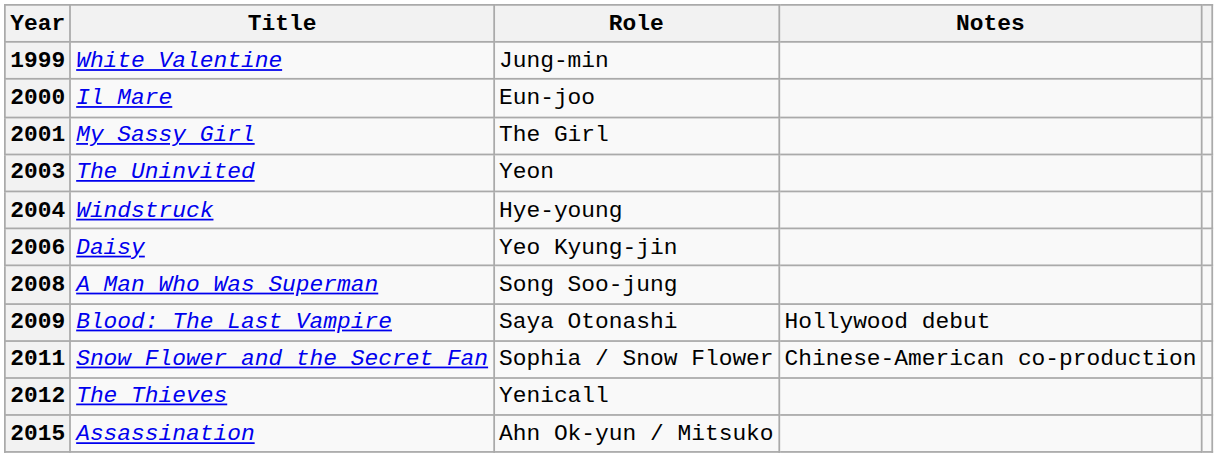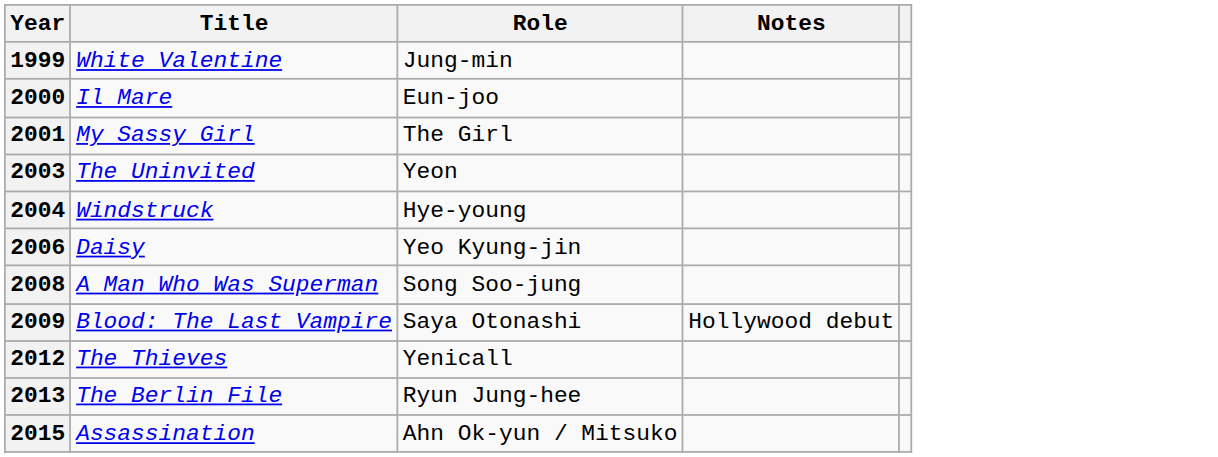- row: (38, 359)
+ row: (38, 396)
